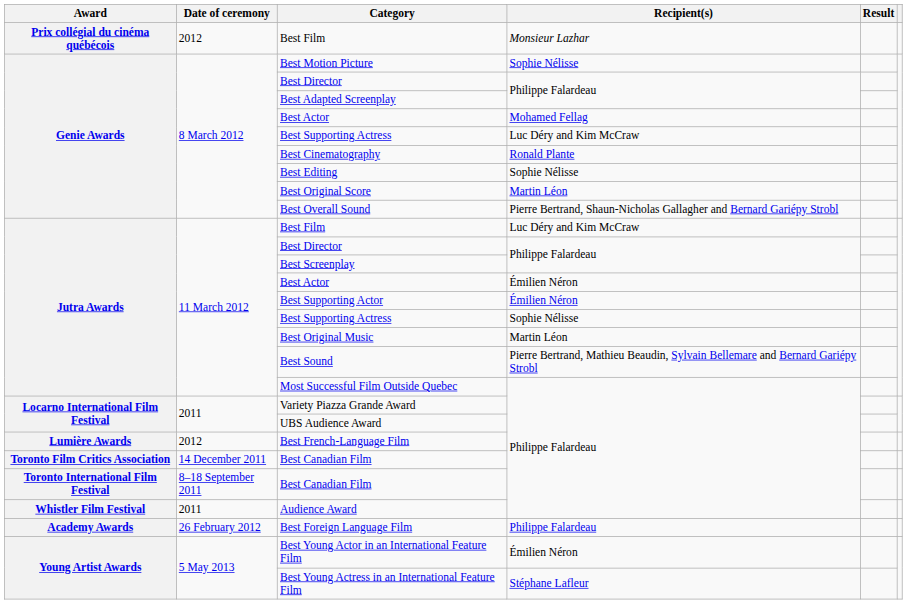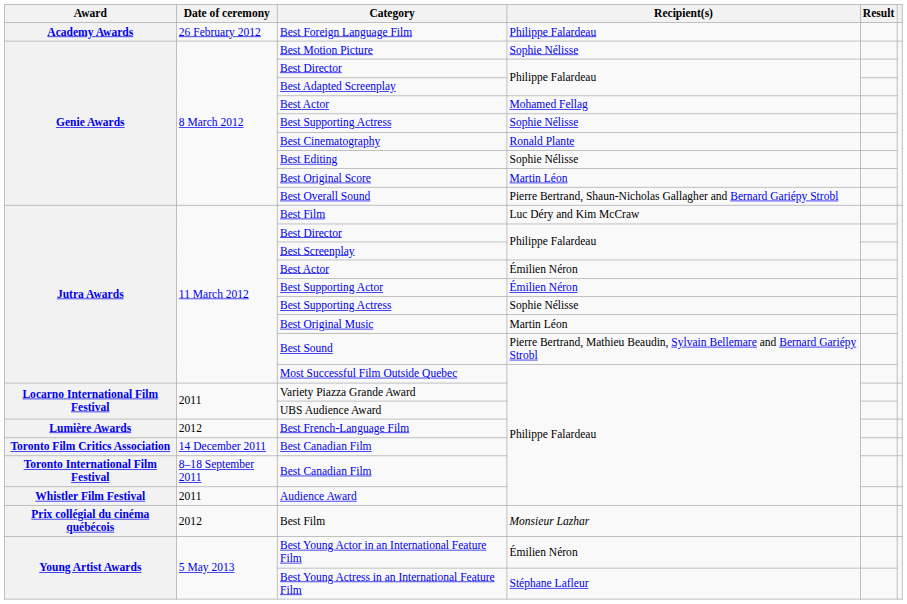rows swapped: (90, 527) <-> (90, 38)
(574, 136) Luc Déry and Kim McCraw -> (544, 123) Sophie Nélisse
